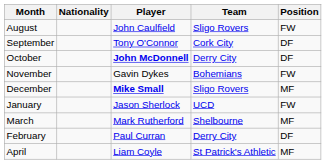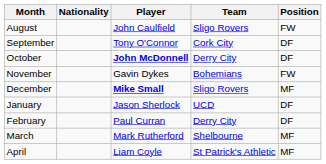(288, 105) FW -> (287, 105) DF
rows swapped: (26, 136) <-> (20, 120)
